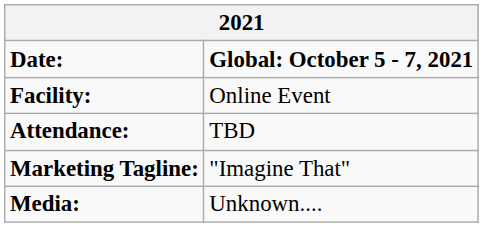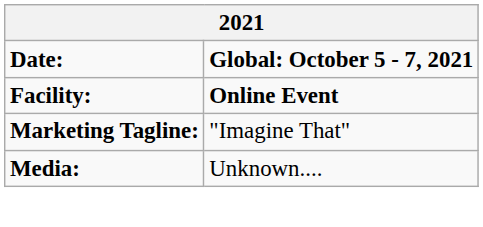(270, 95) normal -> (274, 95) bold
- row: (70, 131)
